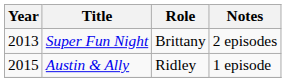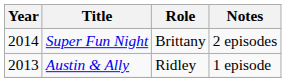(23, 41) 2013 -> (23, 41) 2014
(23, 65) 2015 -> (23, 65) 2013
